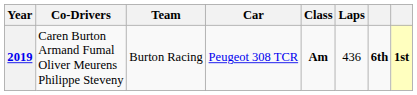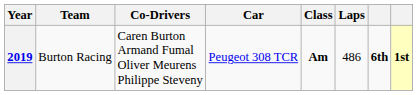columns swapped: (166, 15) <-> (81, 15)
(352, 58) 436 -> (352, 58) 486
